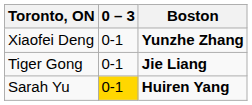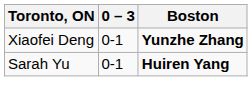- row: (45, 64)
(112, 87) gold background -> (112, 64) no background
